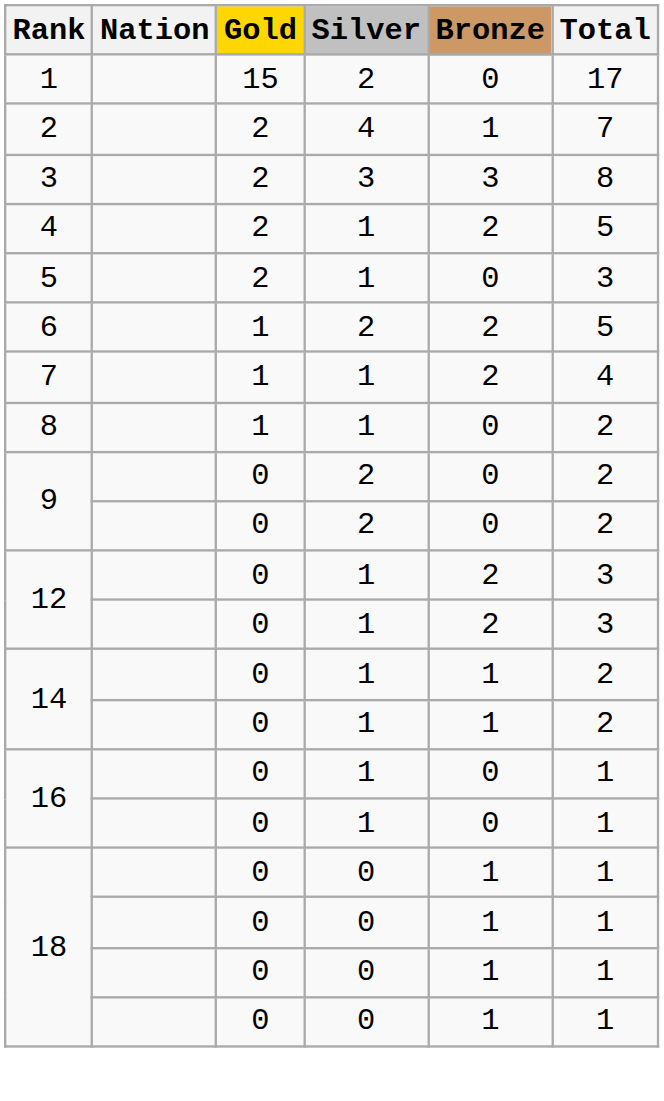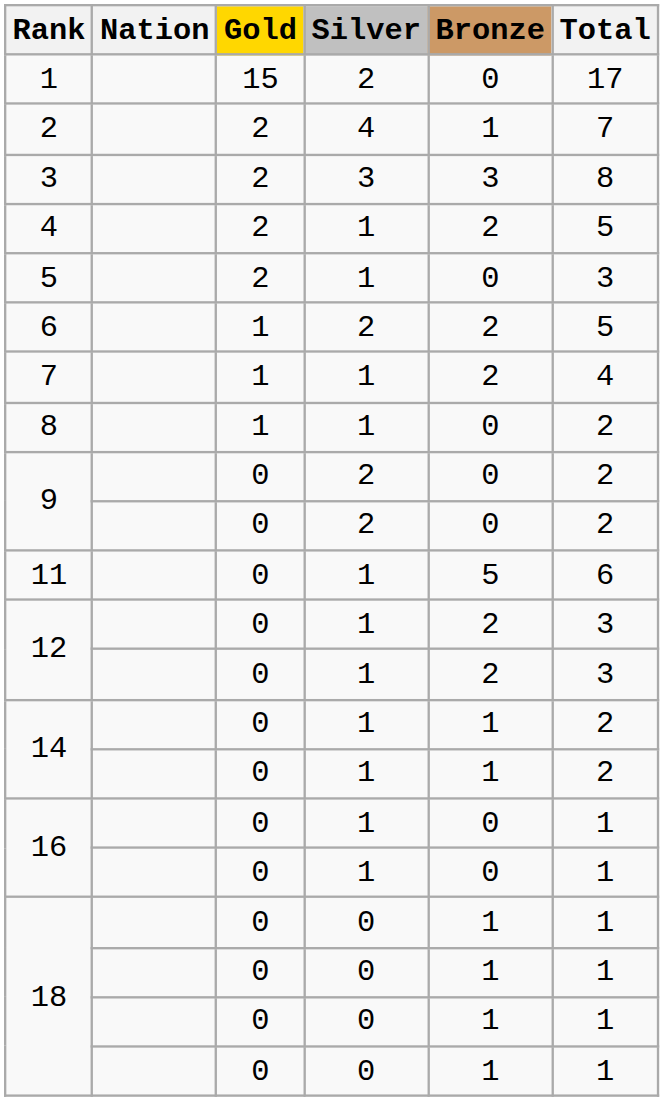+ row: (49, 575)
